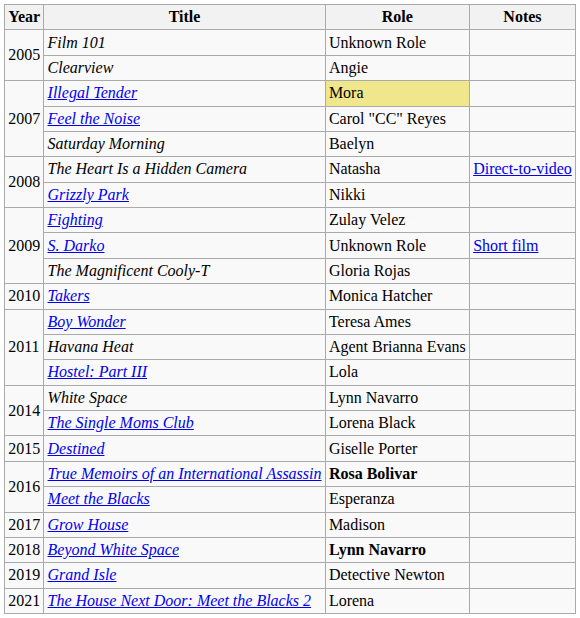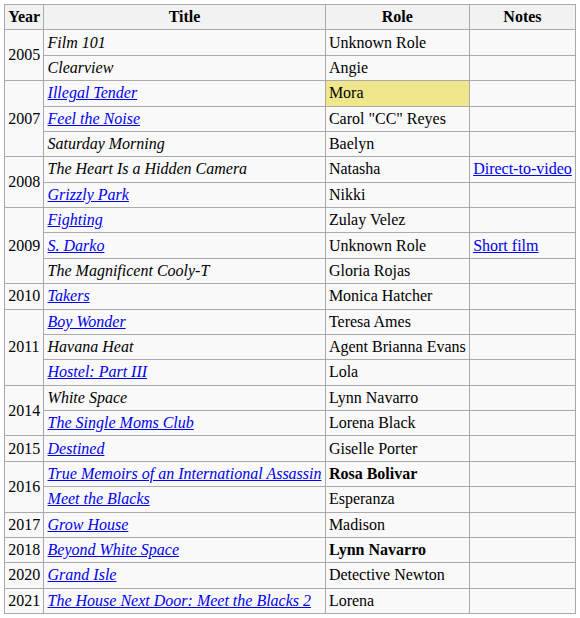(24, 575) 2019 -> (24, 575) 2020
